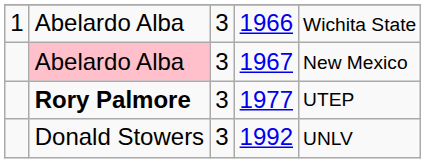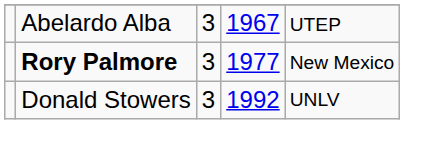- row: (266, 23)
(109, 61) pink background -> (96, 23) no background
(355, 62) New Mexico -> (315, 24) UTEP
(329, 100) UTEP -> (342, 62) New Mexico
